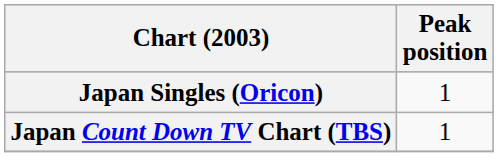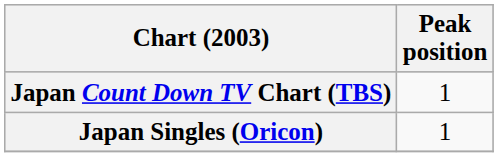rows swapped: (201, 91) <-> (201, 131)
